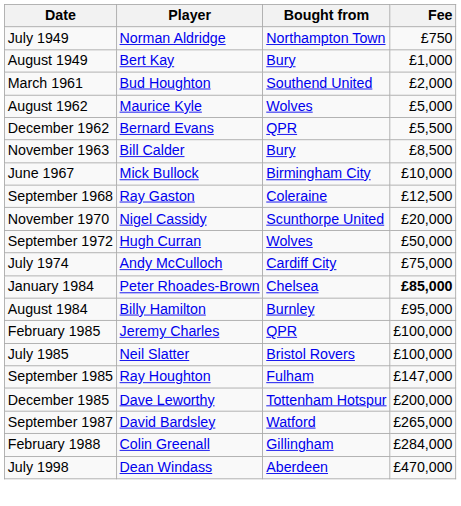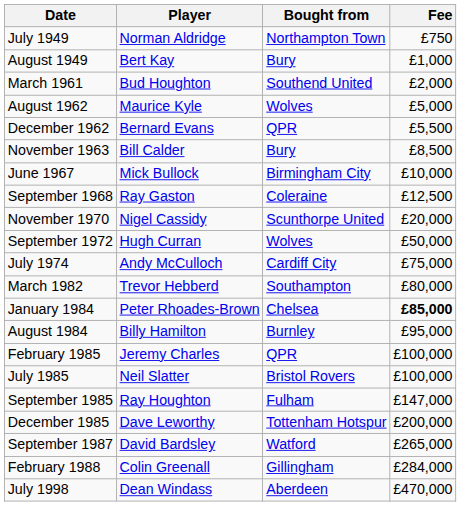+ row: (45, 286)
